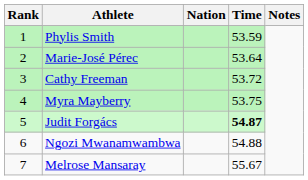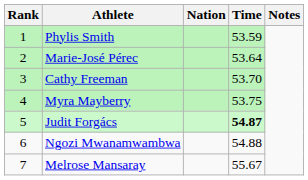(247, 79) 53.72 -> (247, 79) 53.70
